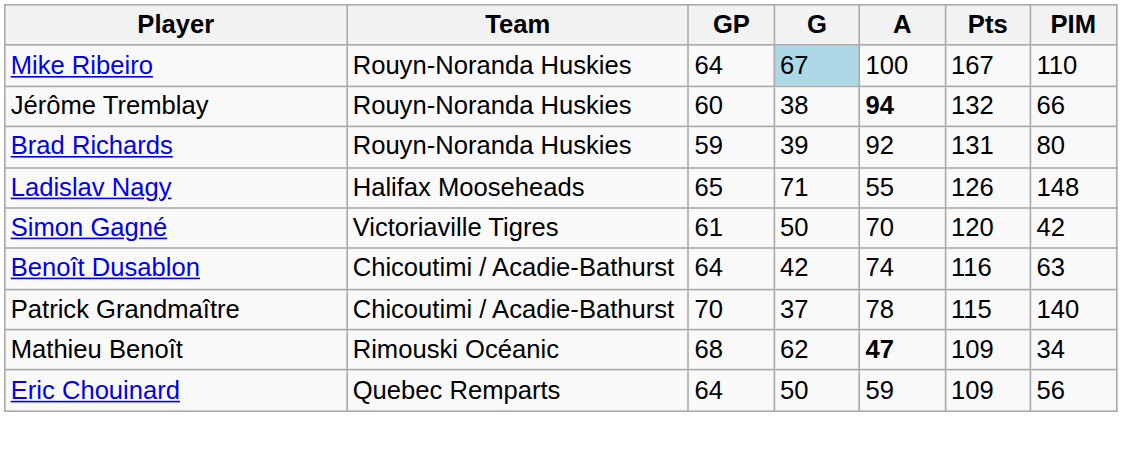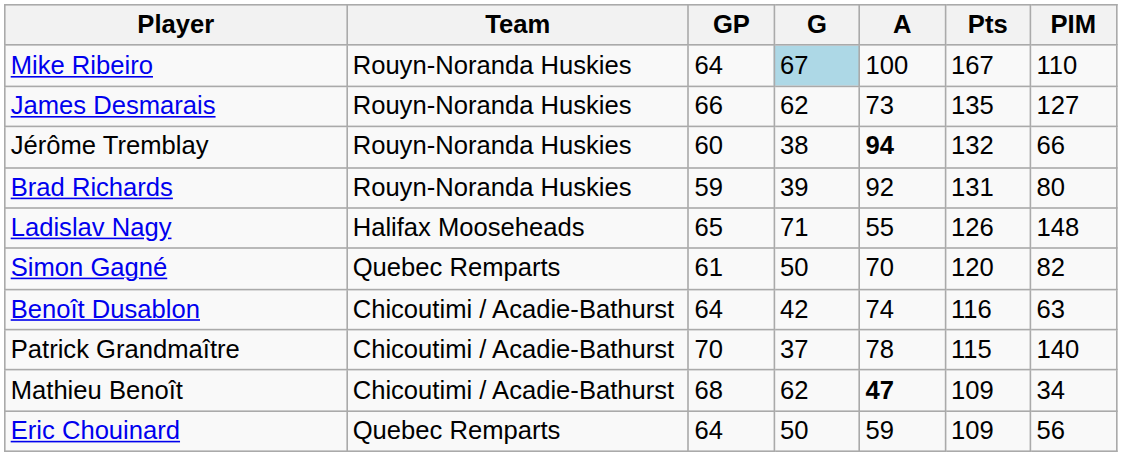+ row: (113, 106)
(456, 227) Victoriaville Tigres -> (457, 268) Quebec Remparts
(1051, 227) 42 -> (1051, 268) 82
(456, 349) Rimouski Océanic -> (513, 390) Chicoutimi / Acadie-Bathurst
